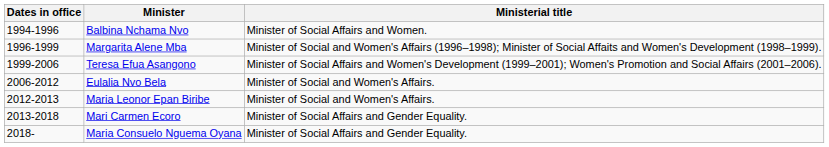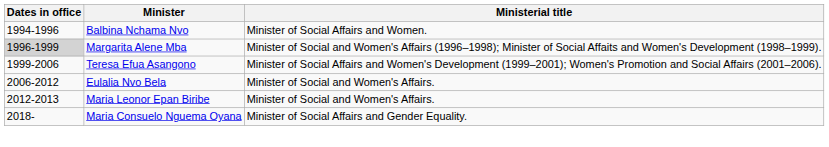(33, 47) no background -> (33, 47) lightgrey background
- row: (133, 116)
